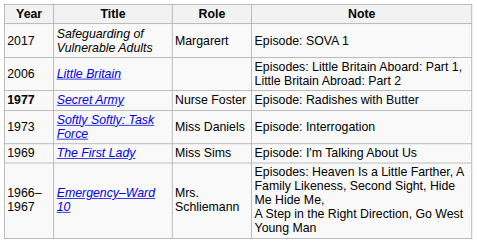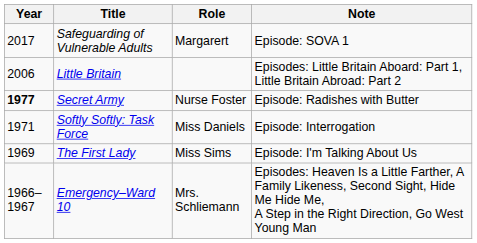(21, 127) 1973 -> (21, 127) 1971
